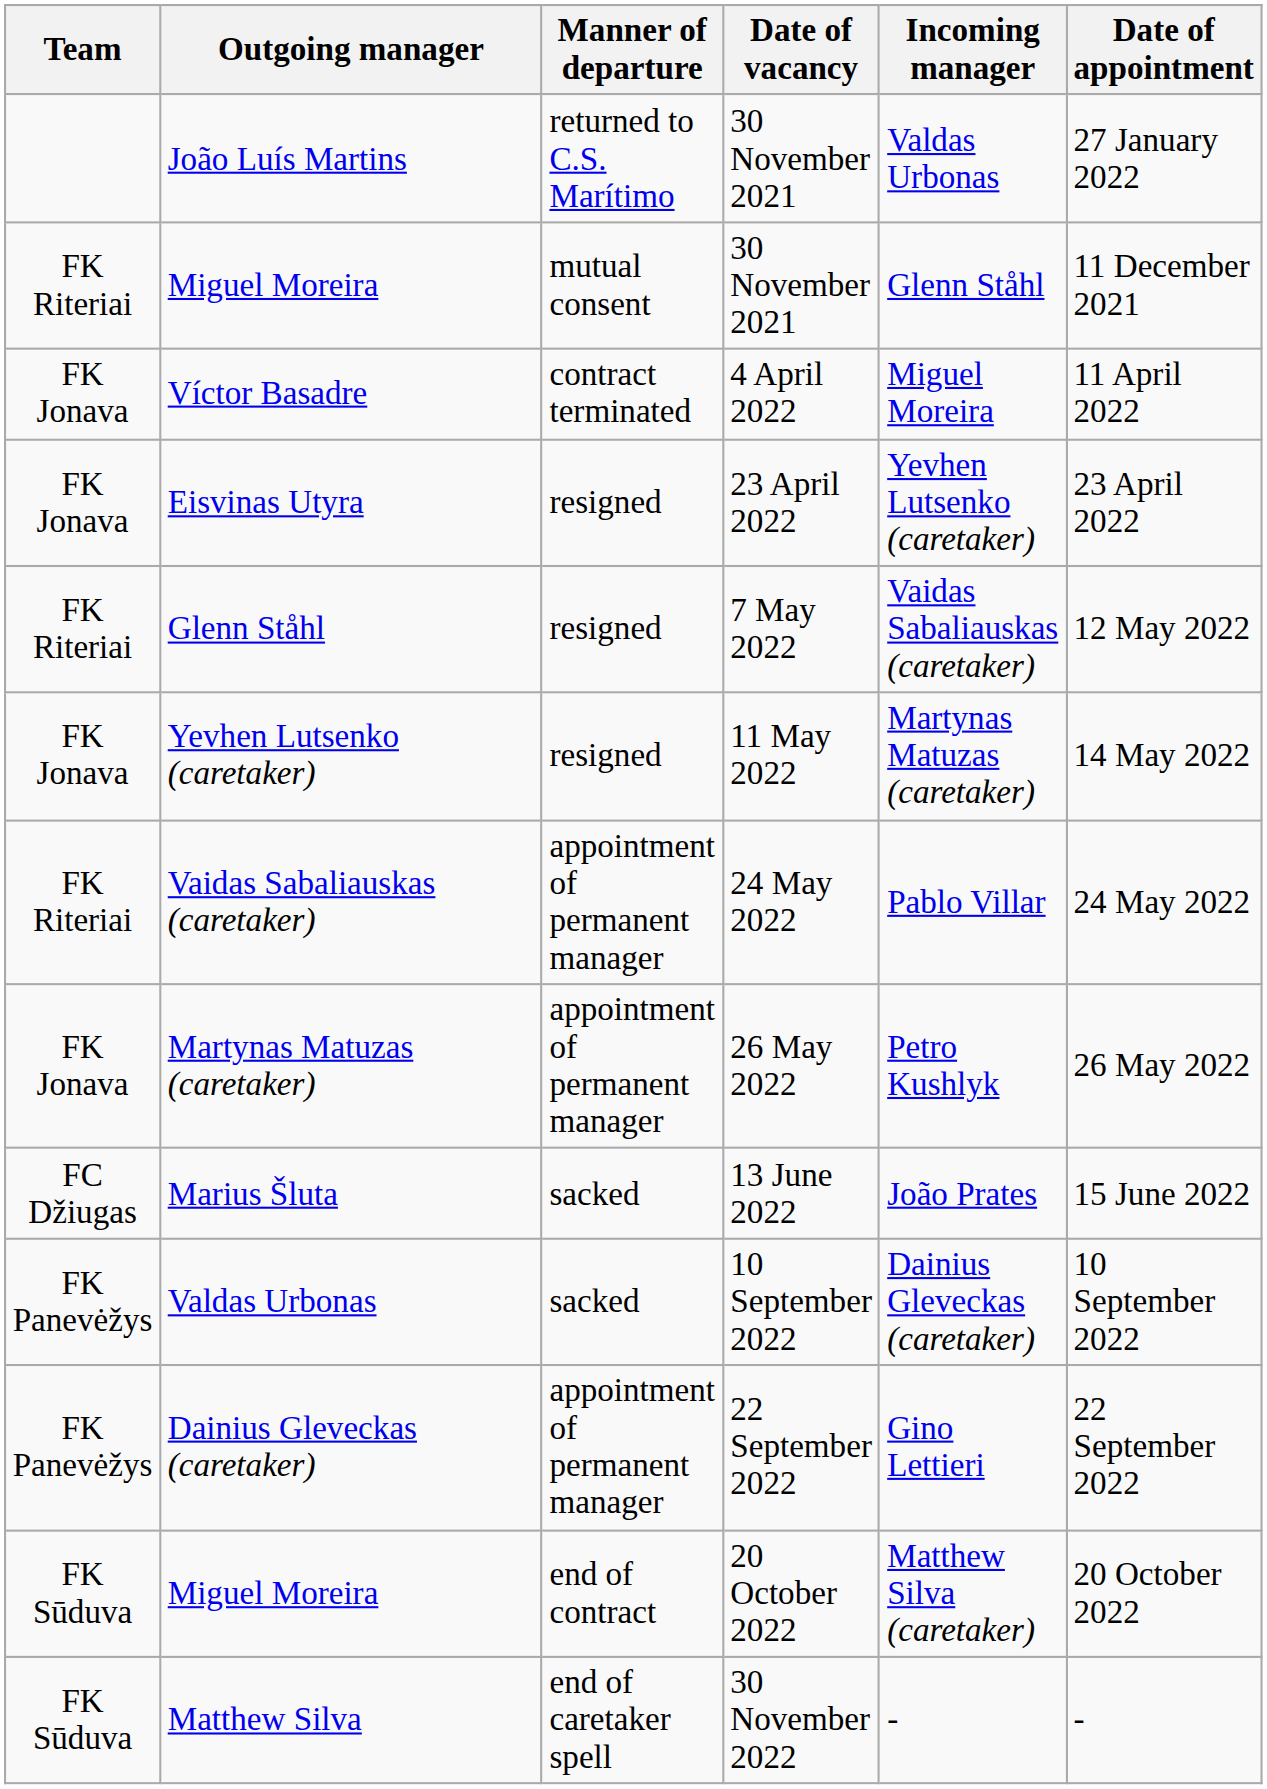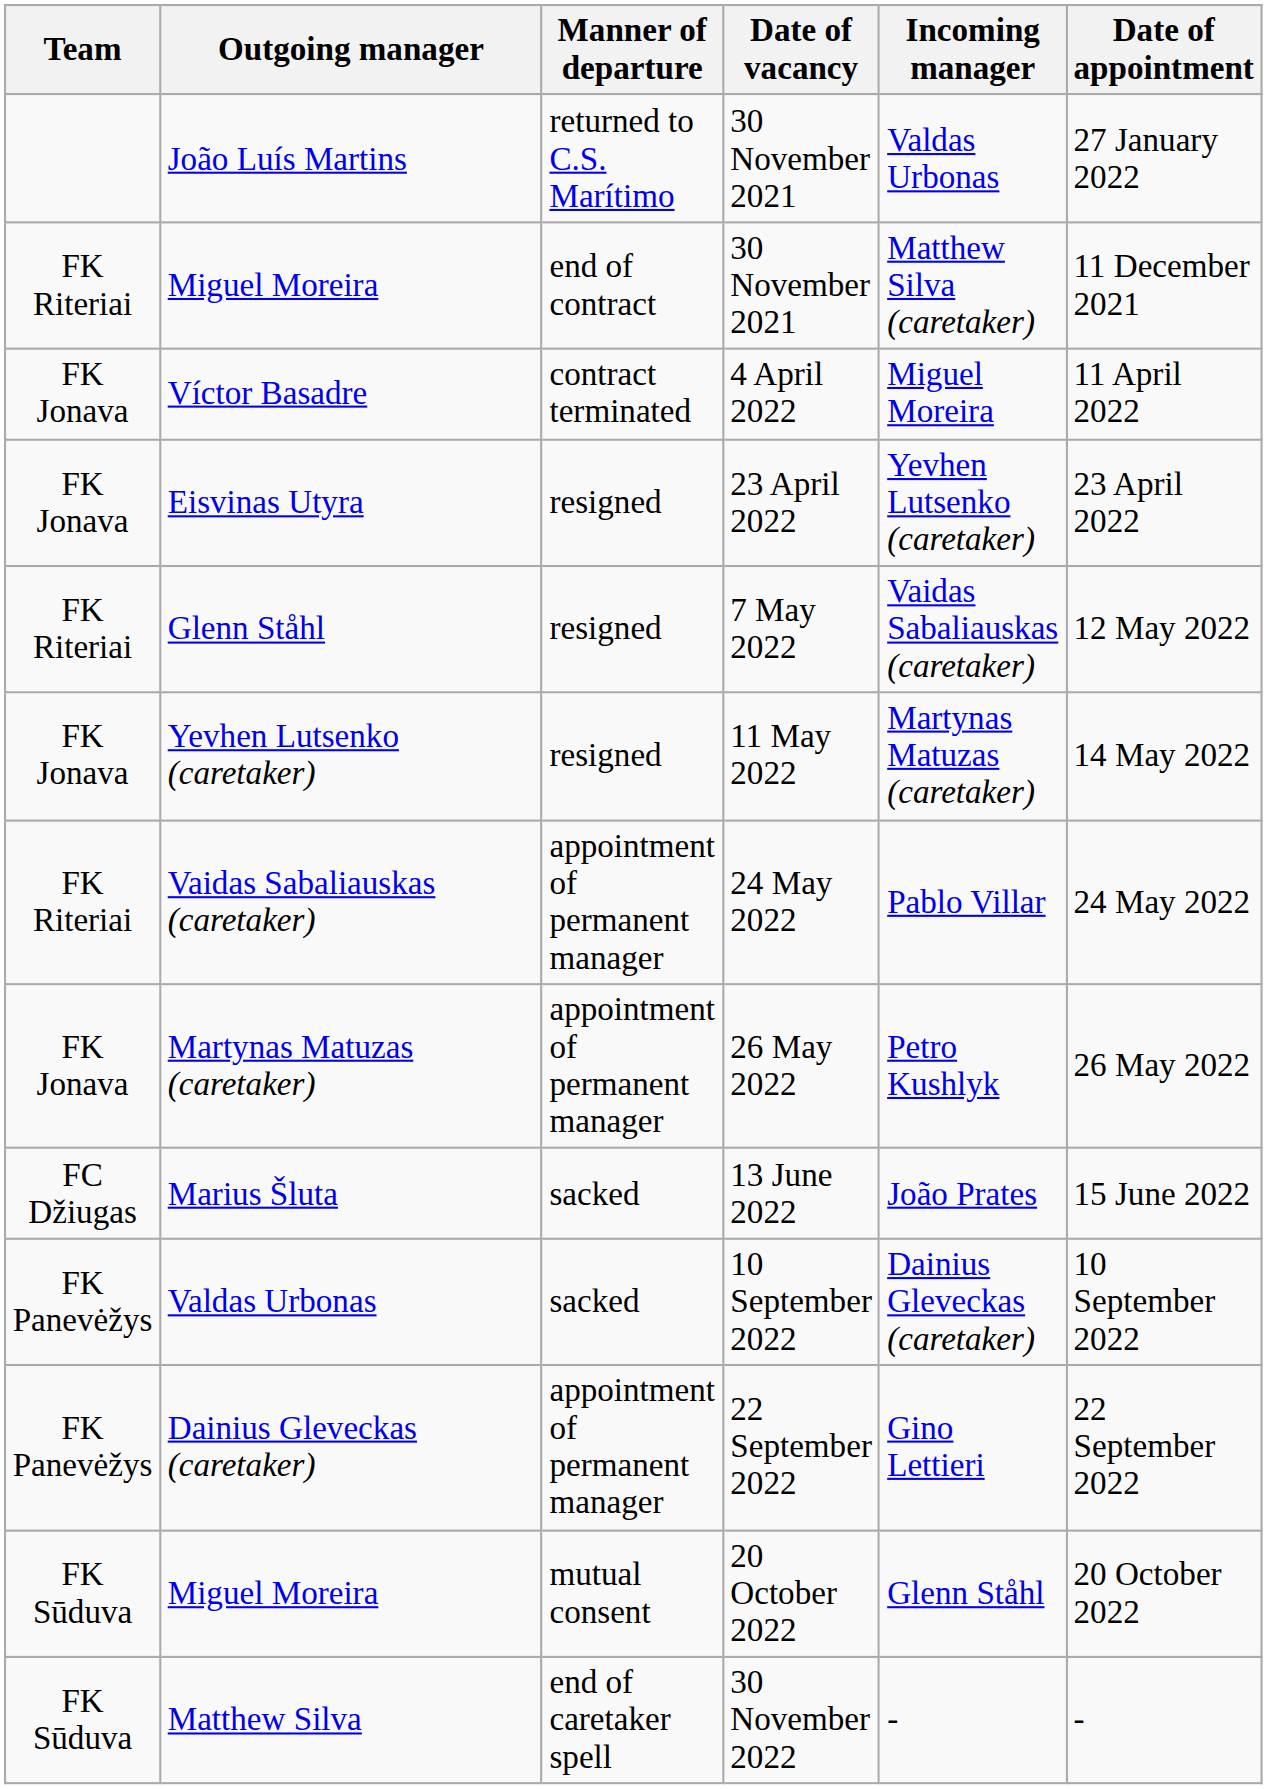(600, 284) mutual consent -> (603, 284) end of contract
(966, 284) Glenn Ståhl -> (961, 284) Matthew Silva (caretaker)
(603, 1592) end of contract -> (600, 1592) mutual consent
(961, 1592) Matthew Silva (caretaker) -> (966, 1592) Glenn Ståhl
